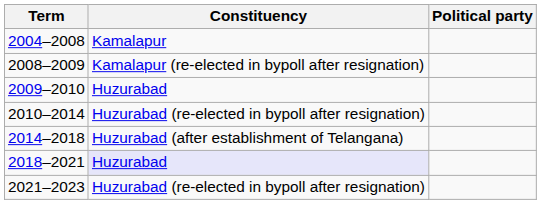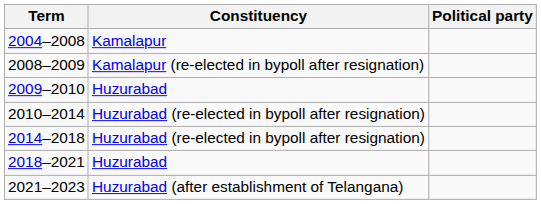(248, 138) Huzurabad (after establishment of Telangana) -> (258, 138) Huzurabad (re-elected in bypoll after resignation)
(130, 162) lavender background -> (130, 162) no background
(258, 187) Huzurabad (re-elected in bypoll after resignation) -> (248, 187) Huzurabad (after establishment of Telangana)
